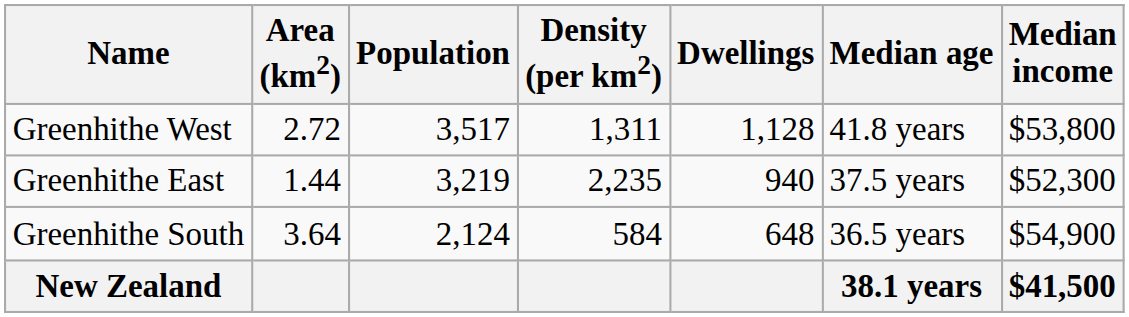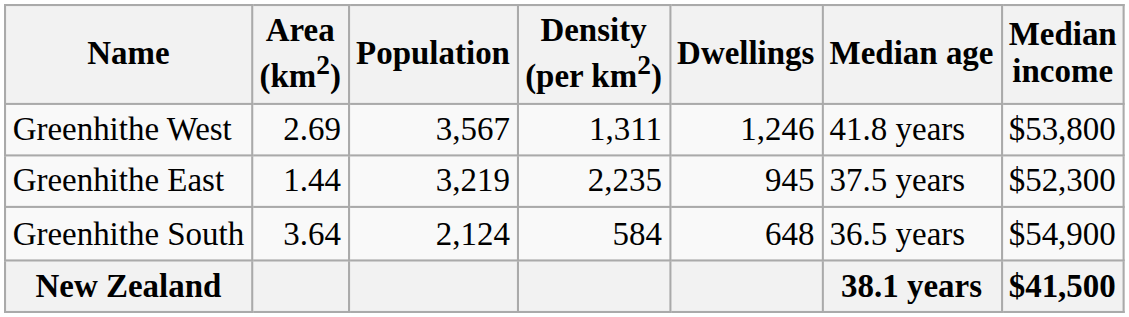(312, 128) 2.72 -> (312, 128) 2.69
(473, 128) 3,517 -> (473, 128) 3,567
(777, 128) 1,128 -> (777, 128) 1,246
(790, 181) 940 -> (790, 181) 945
